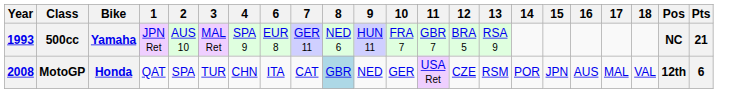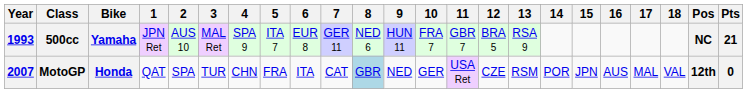+ column: (275, 14)
(20, 72) 2008 -> (20, 72) 2007
(701, 72) 6 -> (731, 72) 0
